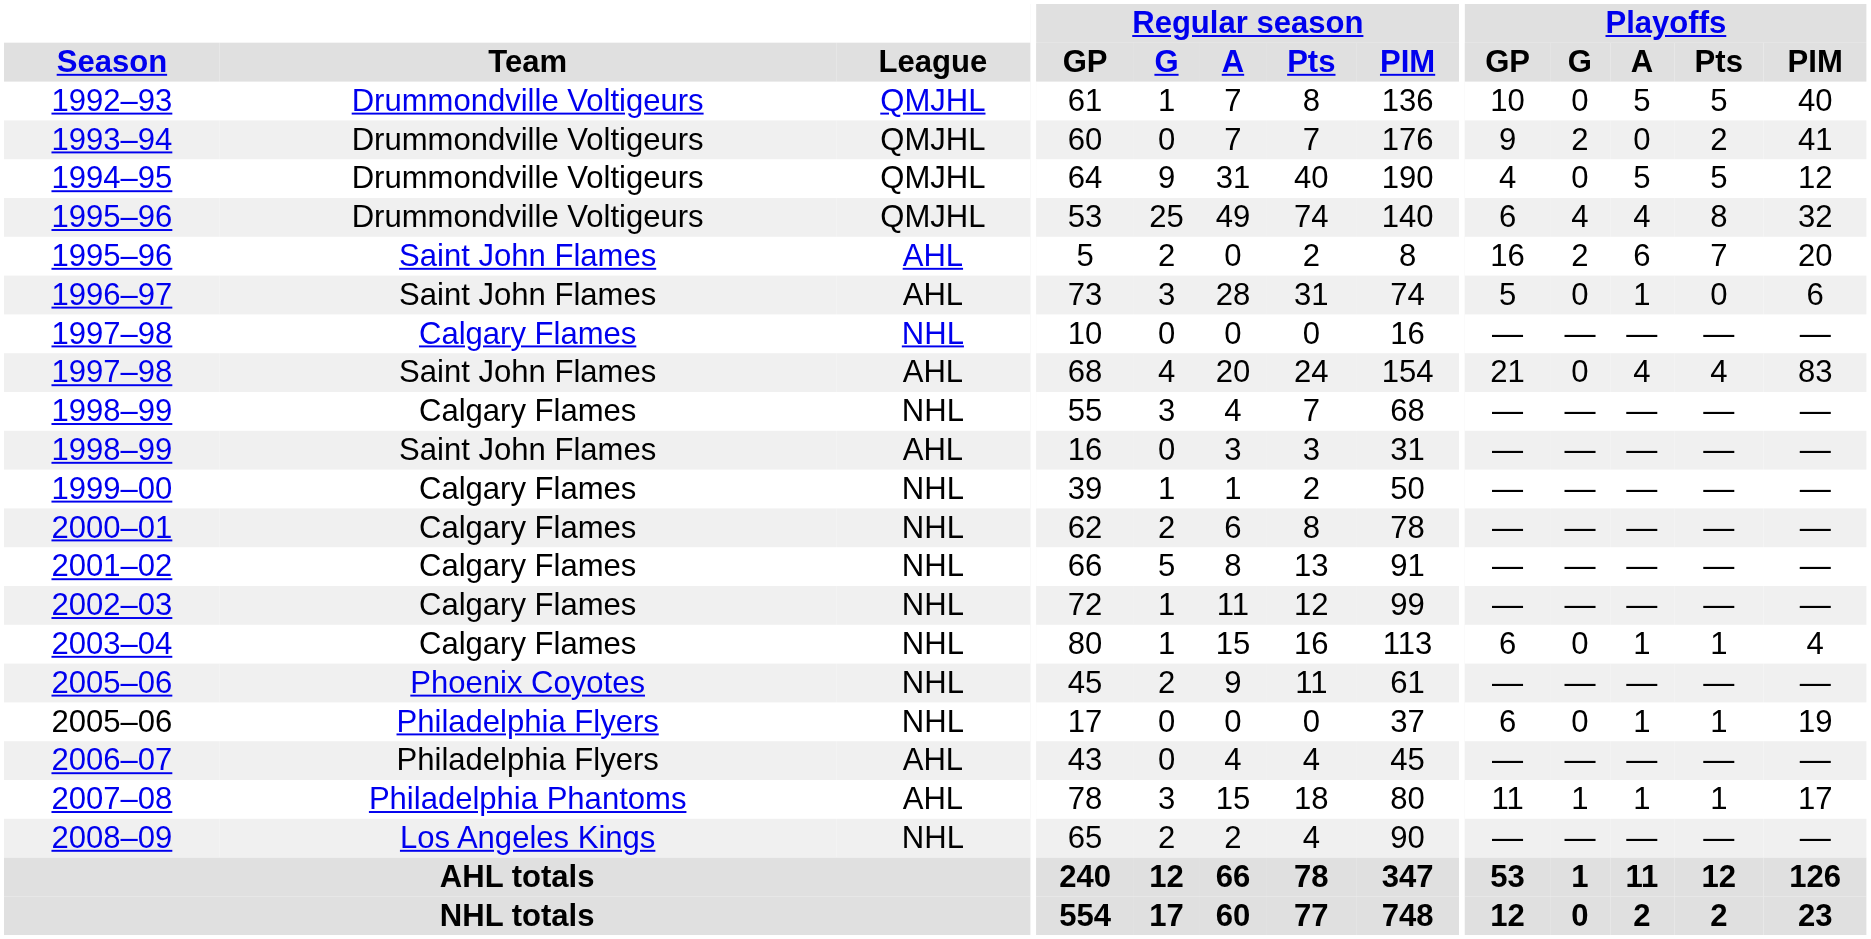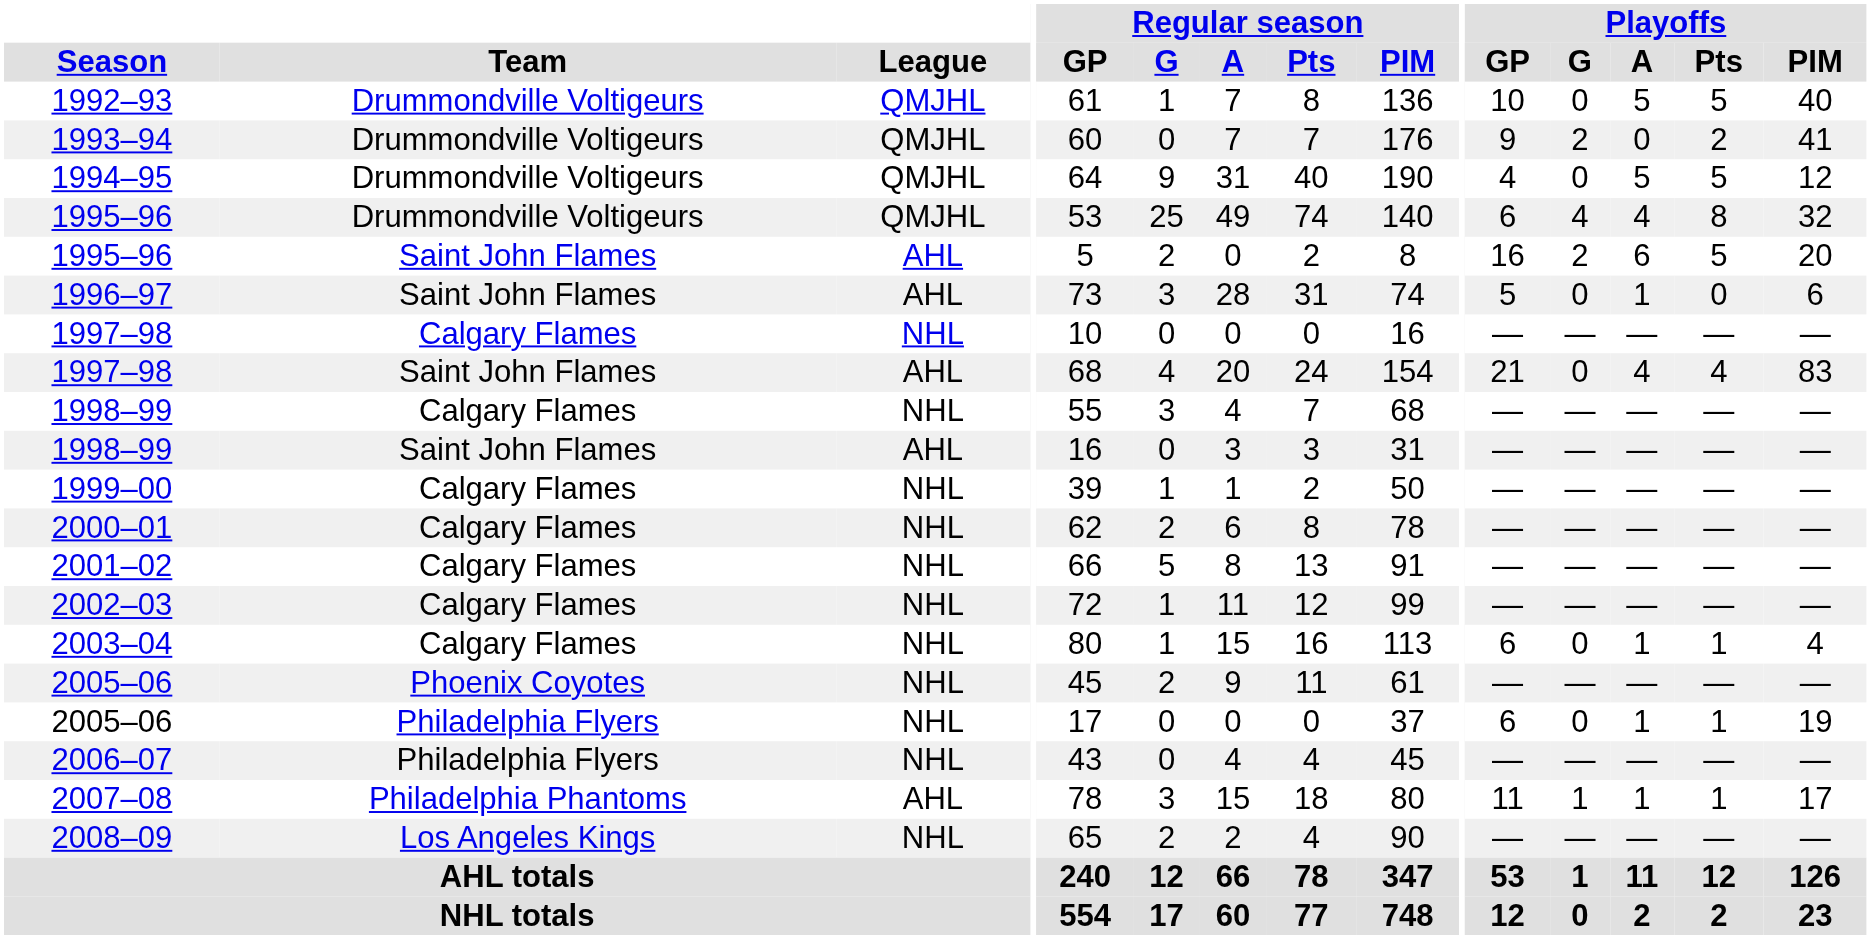(1719, 255) 7 -> (1719, 255) 5
(933, 760) AHL -> (933, 760) NHL
